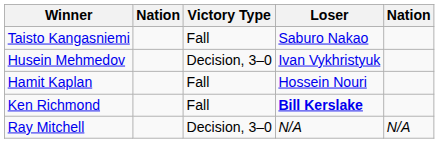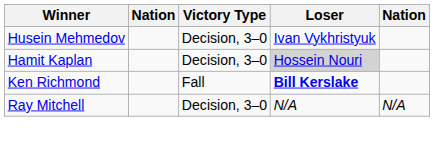- row: (69, 37)
(198, 82) Fall -> (225, 60) Decision, 3–0
(323, 82) no background -> (318, 60) lightgrey background
